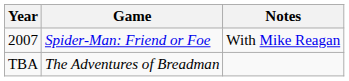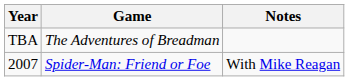rows swapped: (23, 64) <-> (23, 40)
